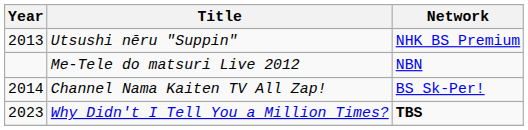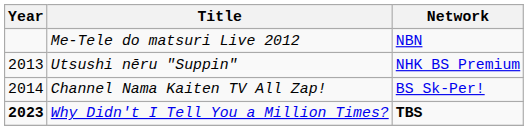rows swapped: (175, 65) <-> (144, 41)
(26, 113) normal -> (26, 113) bold
